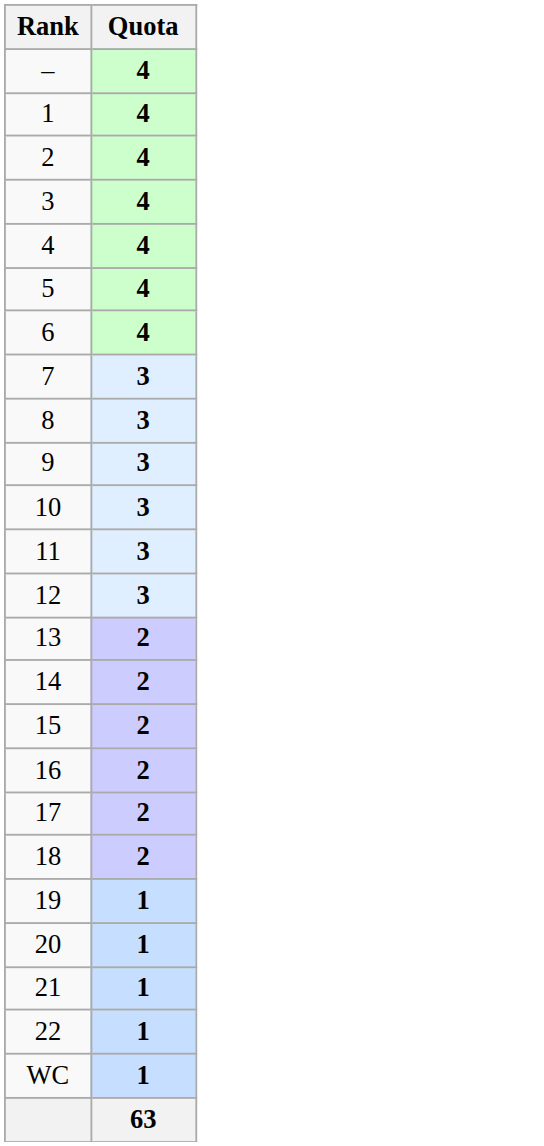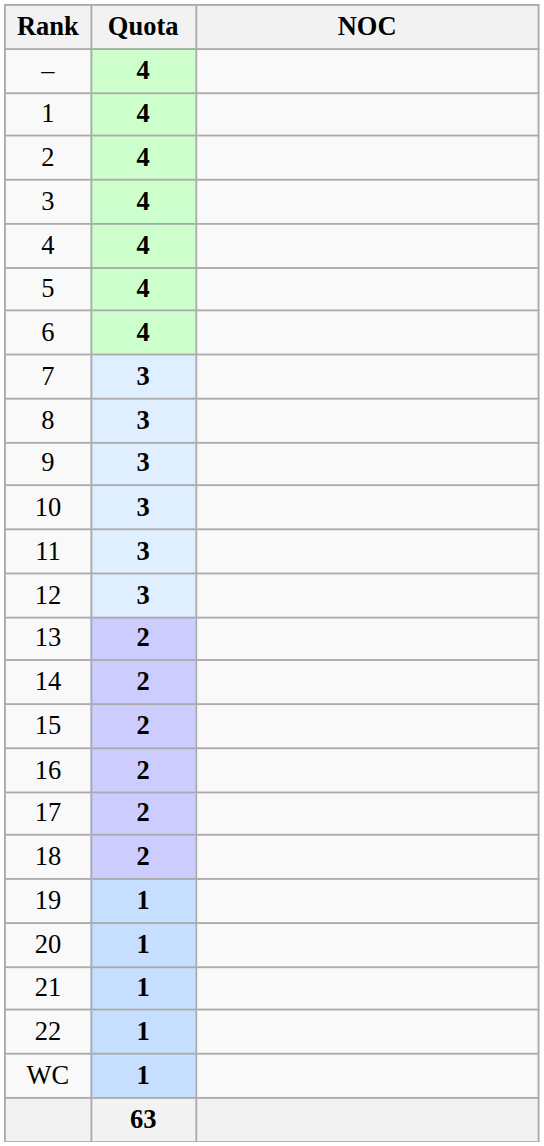+ column: (367, 26)
